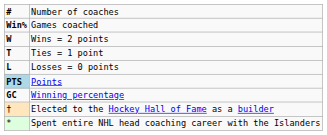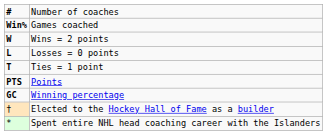rows swapped: (75, 67) <-> (67, 53)
(14, 81) lightblue background -> (14, 81) no background
